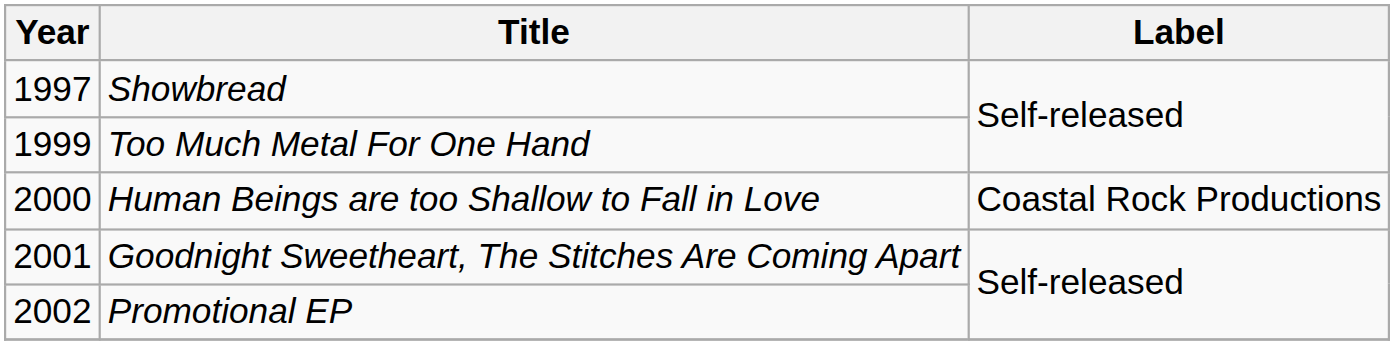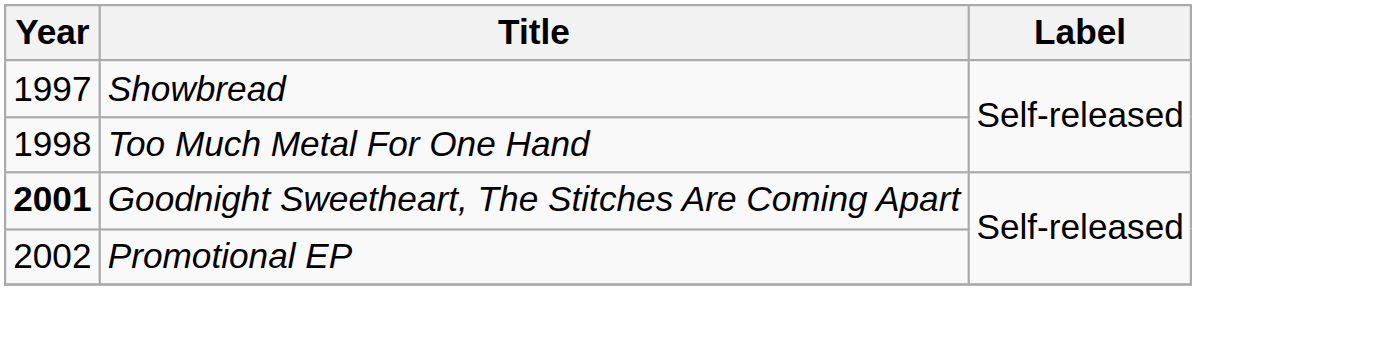(52, 144) 1999 -> (52, 144) 1998
- row: (464, 199)
(52, 255) normal -> (52, 199) bold
